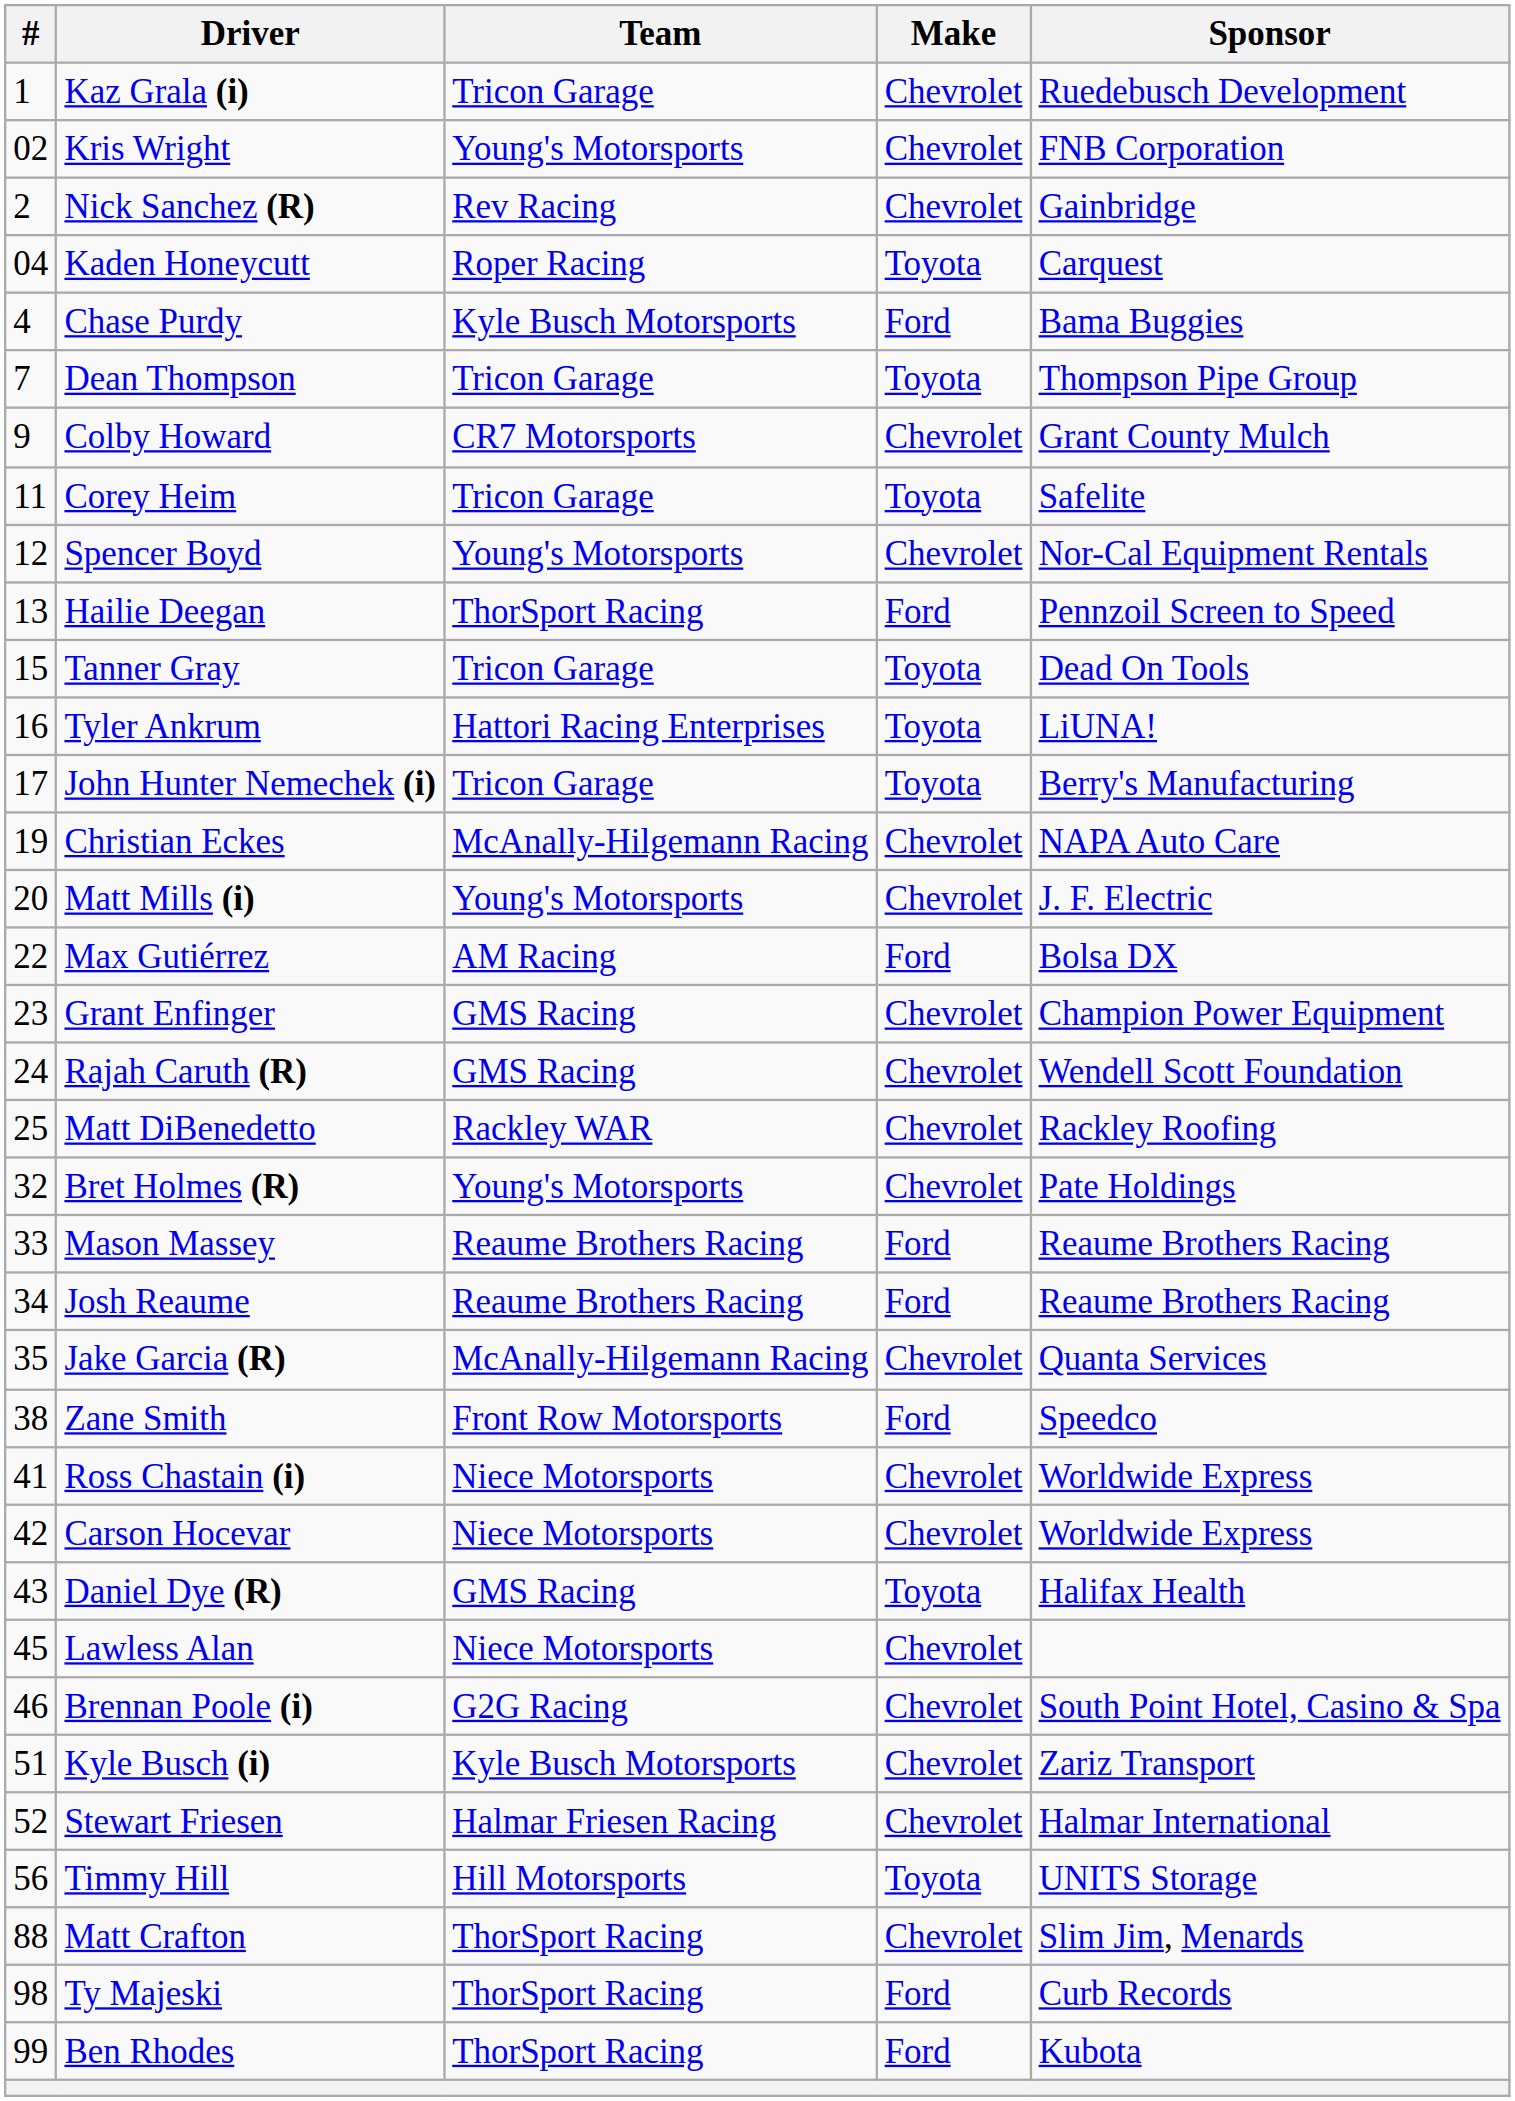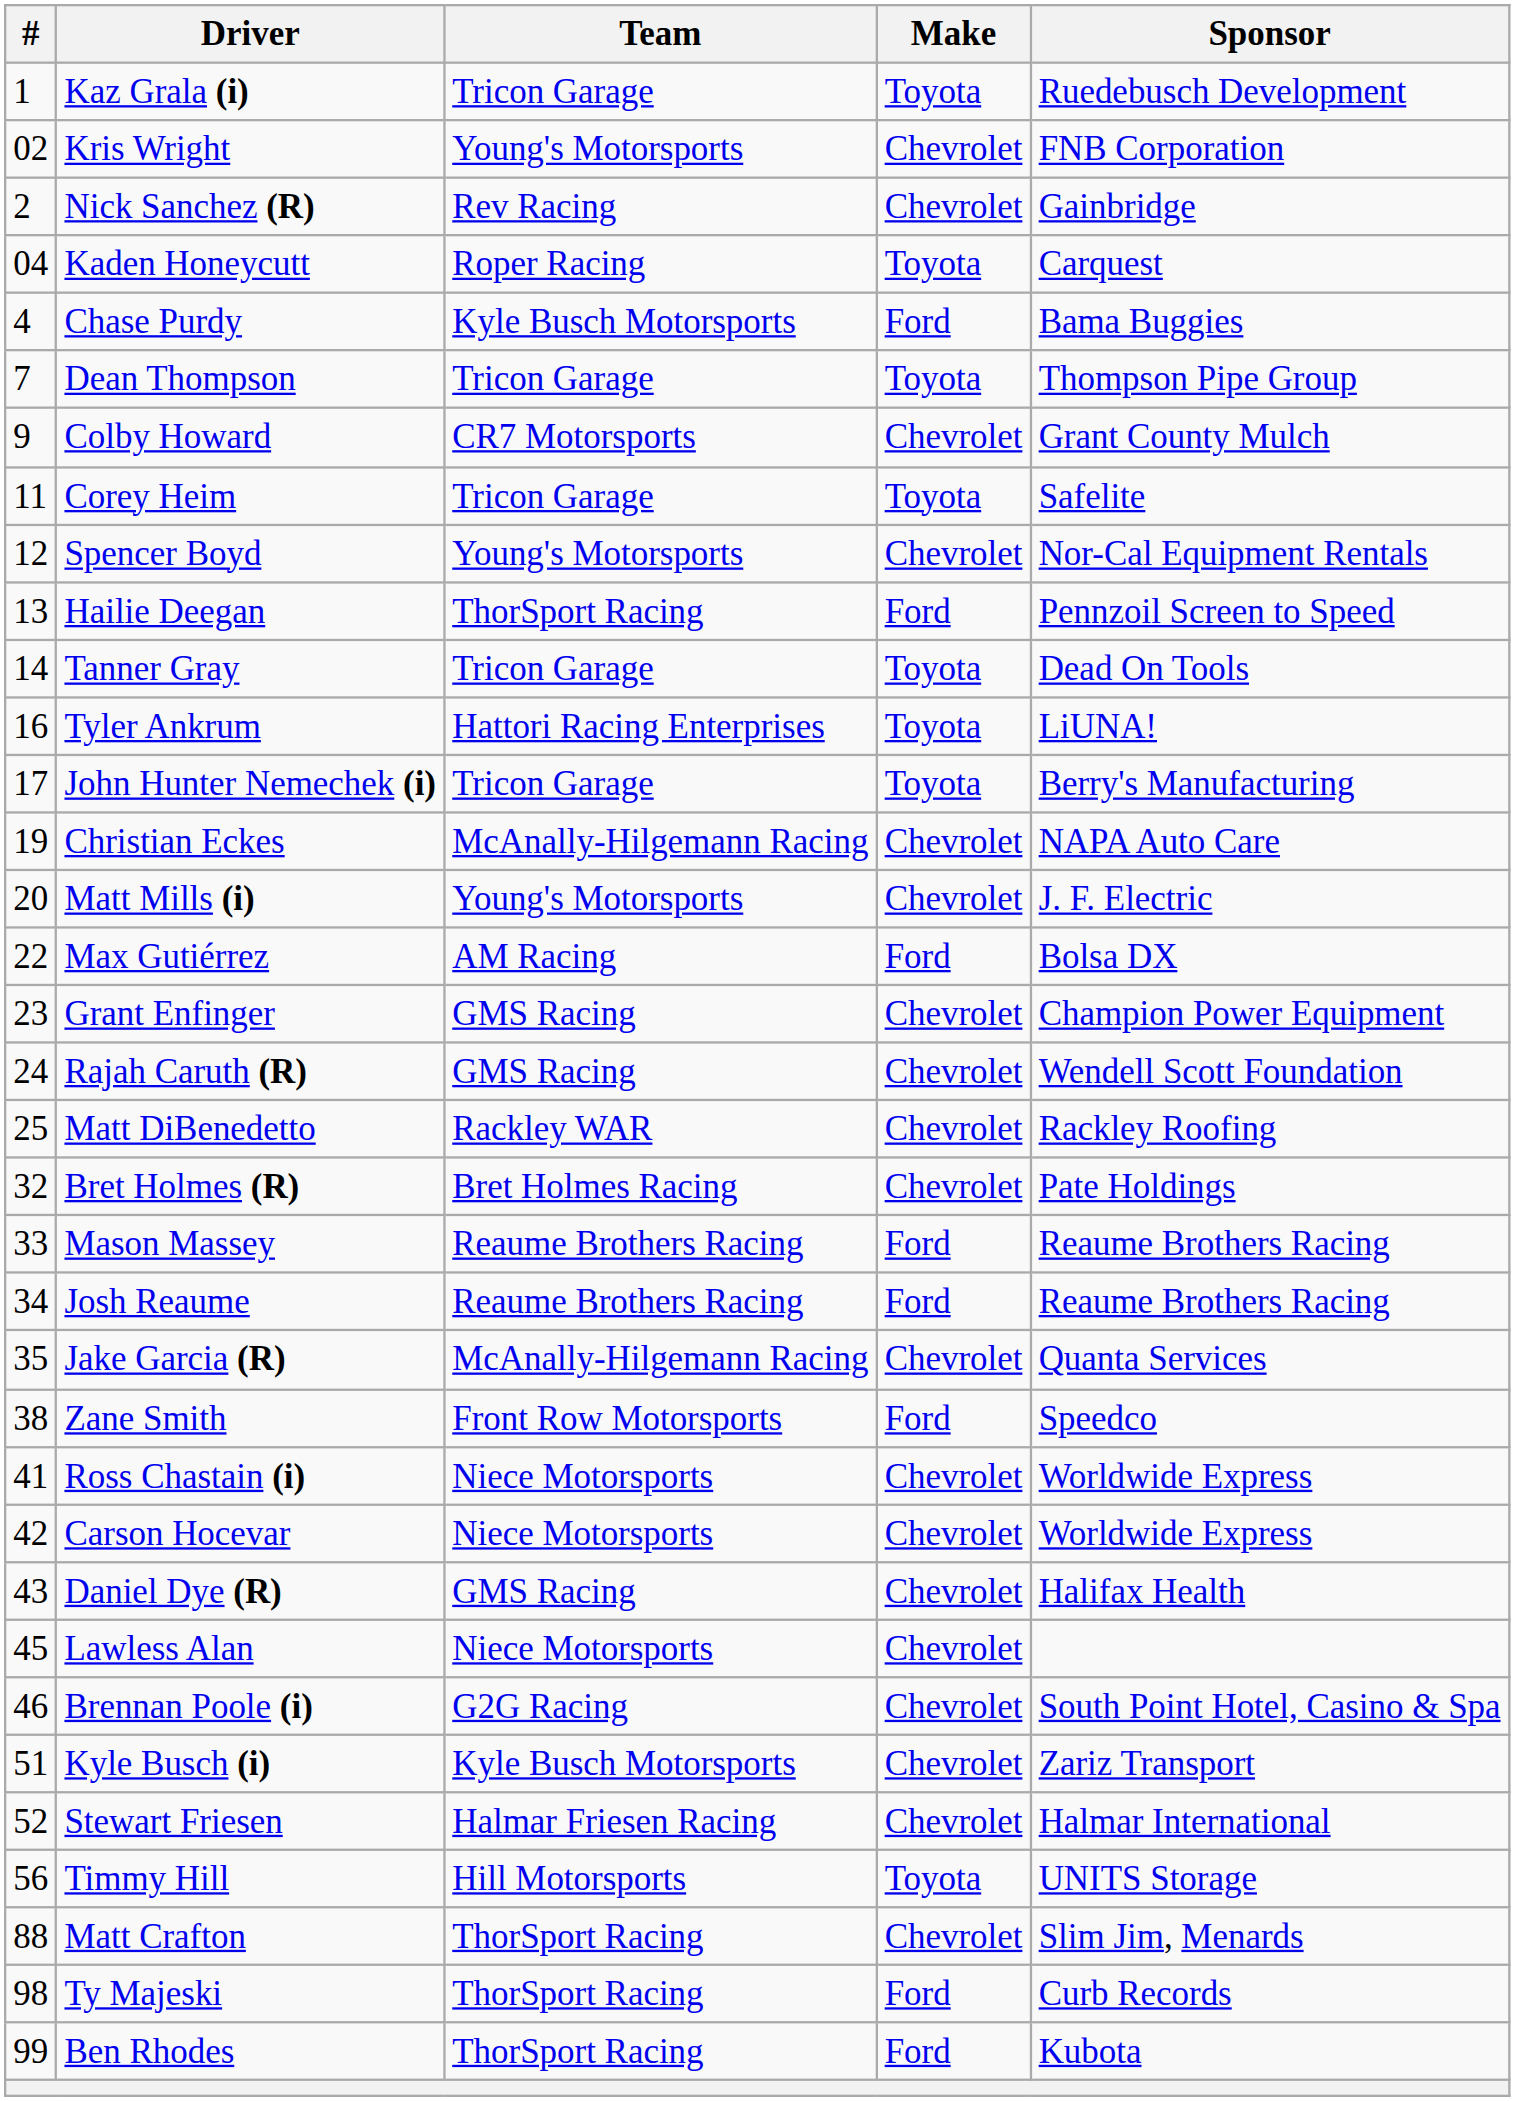(954, 91) Chevrolet -> (933, 91) Toyota
(31, 667) 15 -> (31, 667) 14
(598, 1186) Young's Motorsports -> (595, 1186) Bret Holmes Racing
(933, 1589) Toyota -> (954, 1589) Chevrolet
